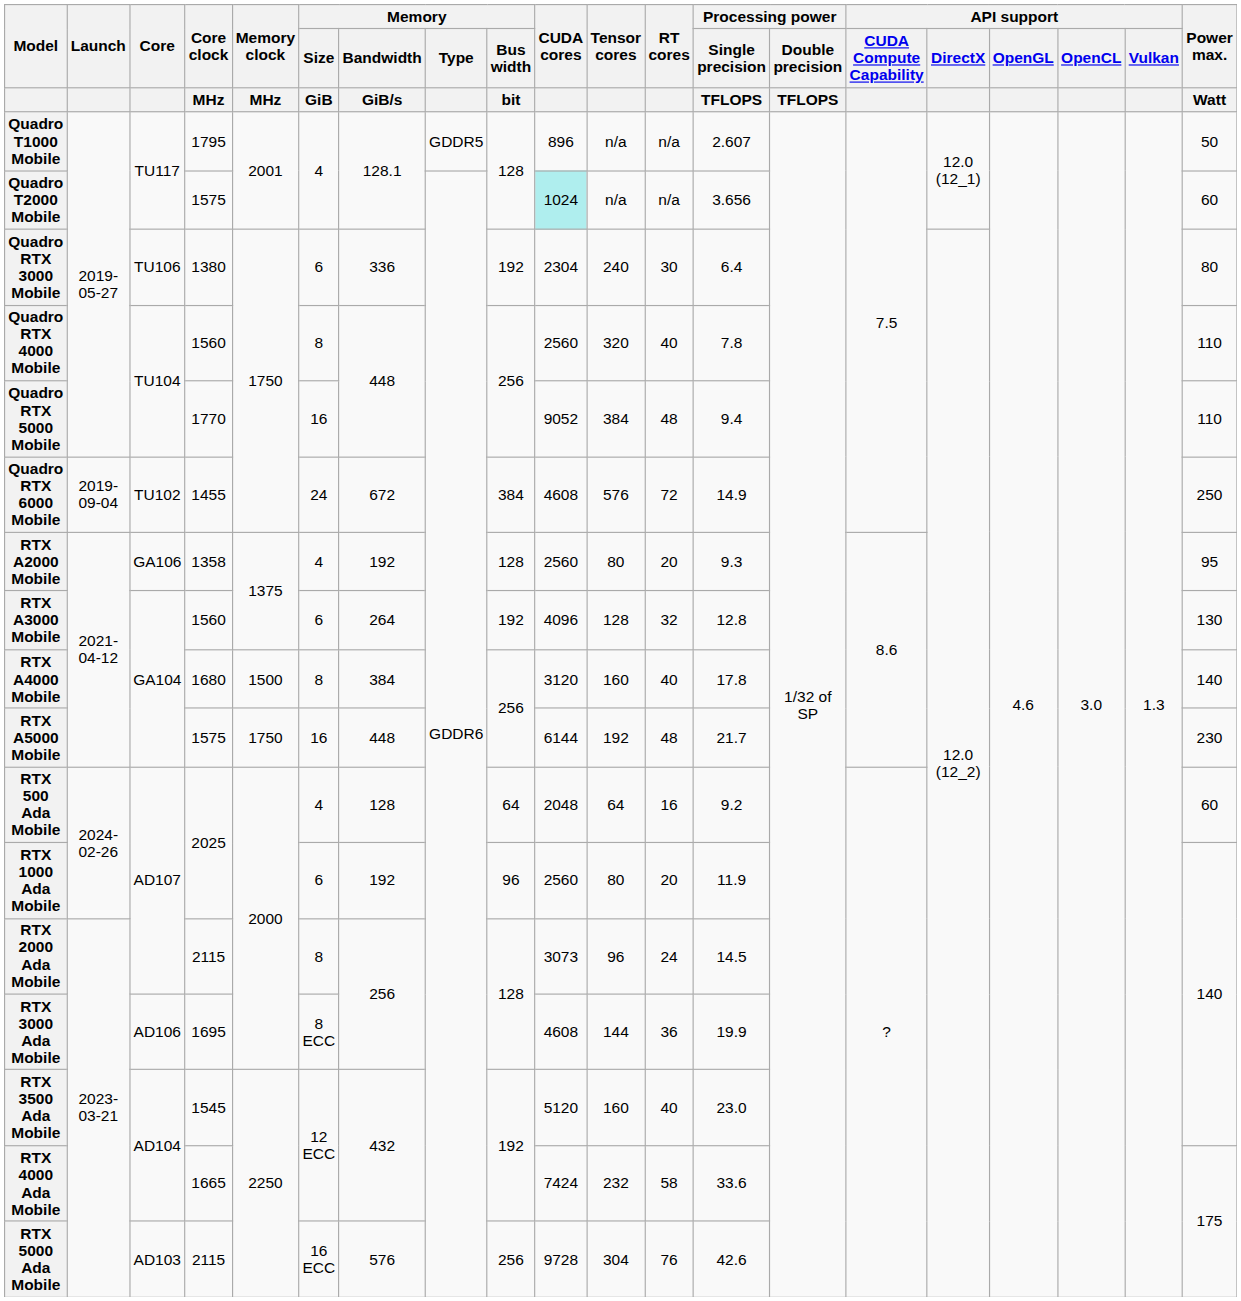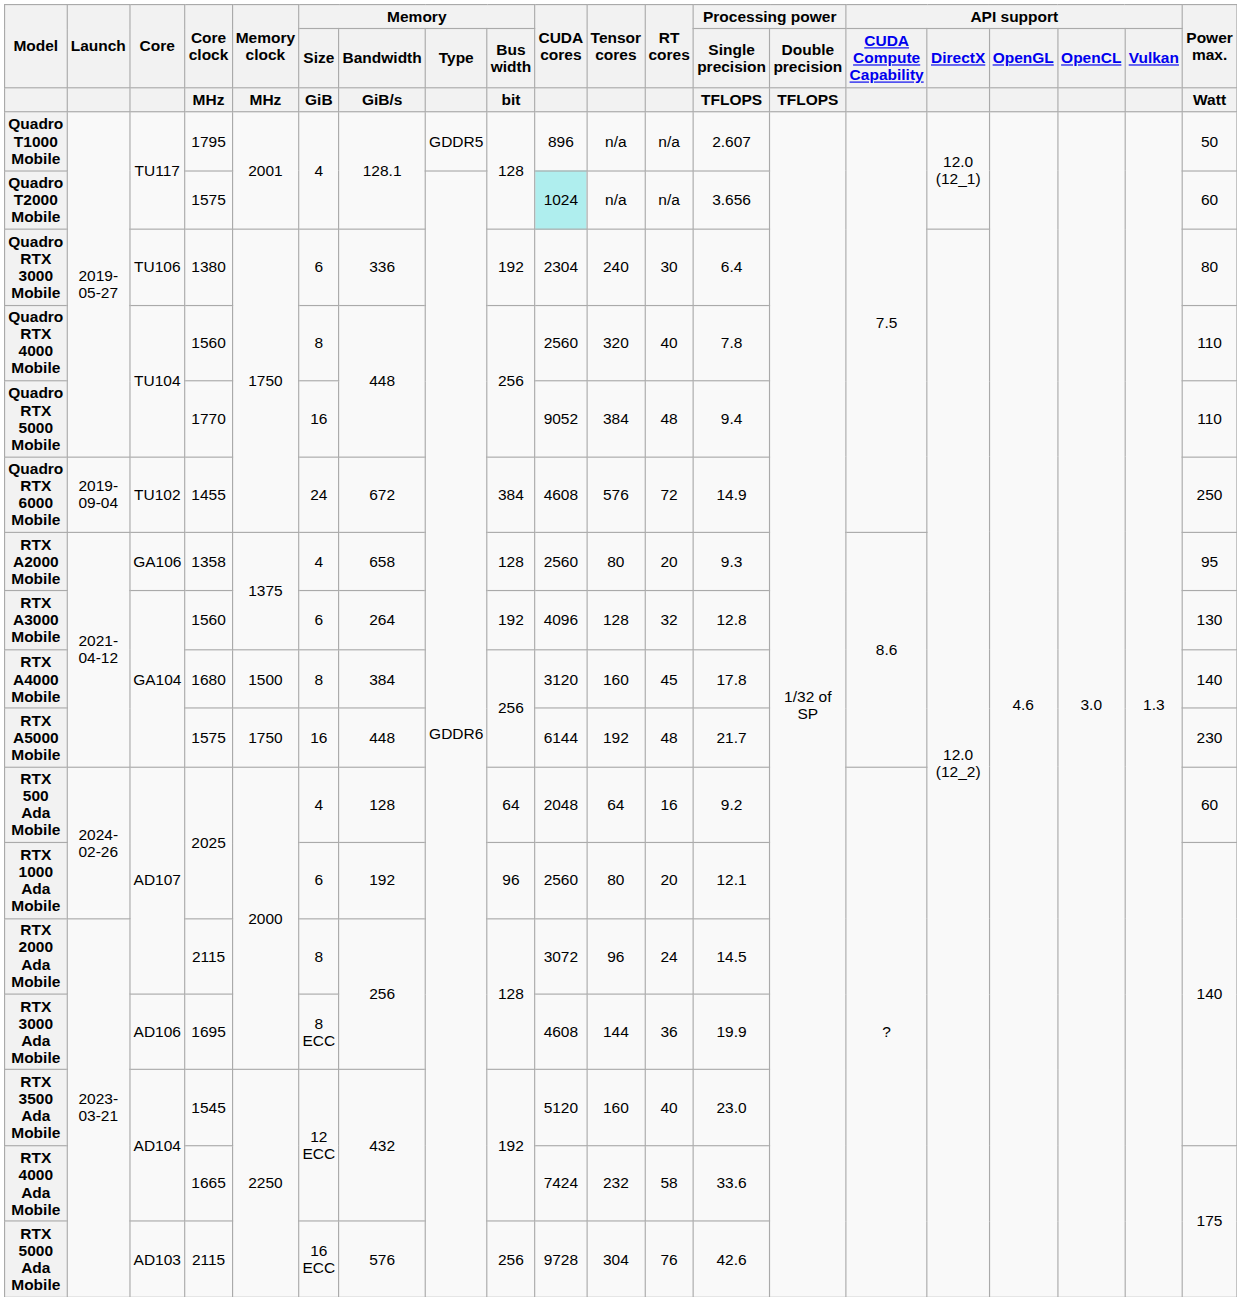(382, 561) 192 -> (382, 561) 658
(669, 679) 40 -> (669, 679) 45
(732, 880) 11.9 -> (732, 880) 12.1
(561, 956) 3073 -> (561, 956) 3072
